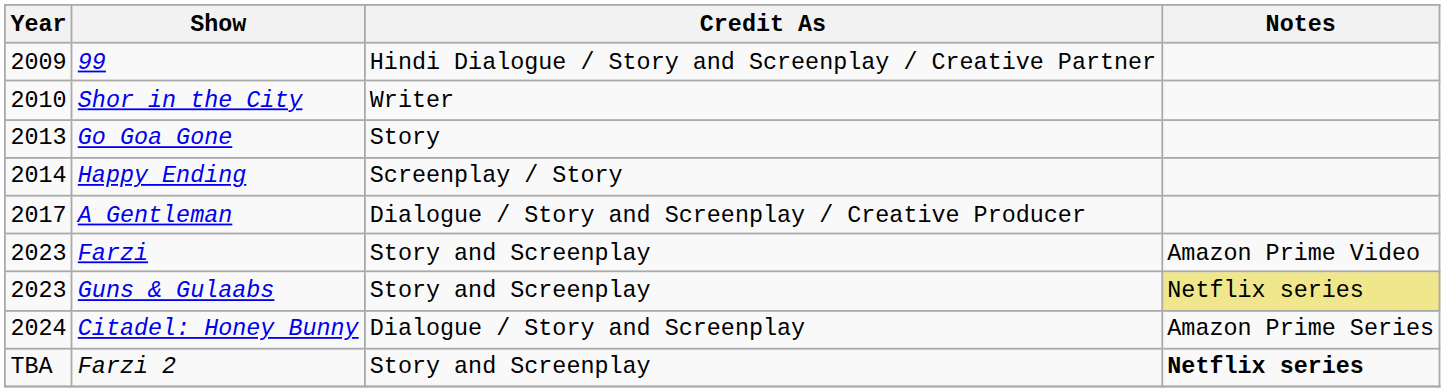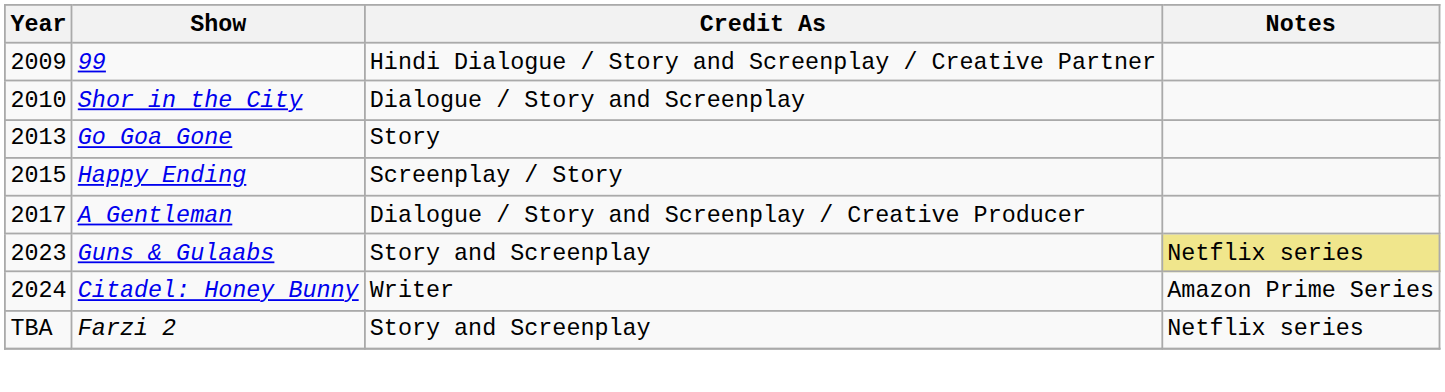(412, 100) Writer -> (587, 100) Dialogue / Story and Screenplay
(39, 177) 2014 -> (39, 177) 2015
- row: (113, 253)
(587, 329) Dialogue / Story and Screenplay -> (412, 291) Writer
(1266, 367) bold -> (1266, 329) normal
